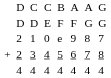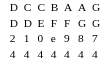- row: (7, 54)
